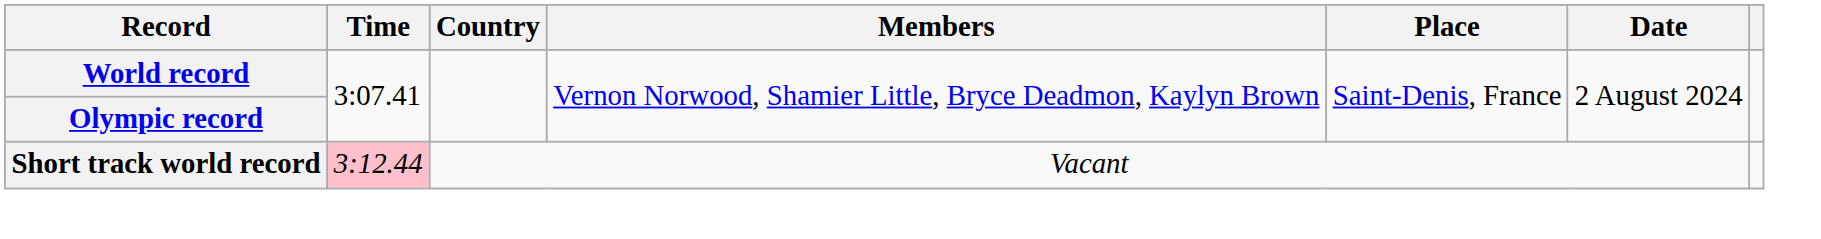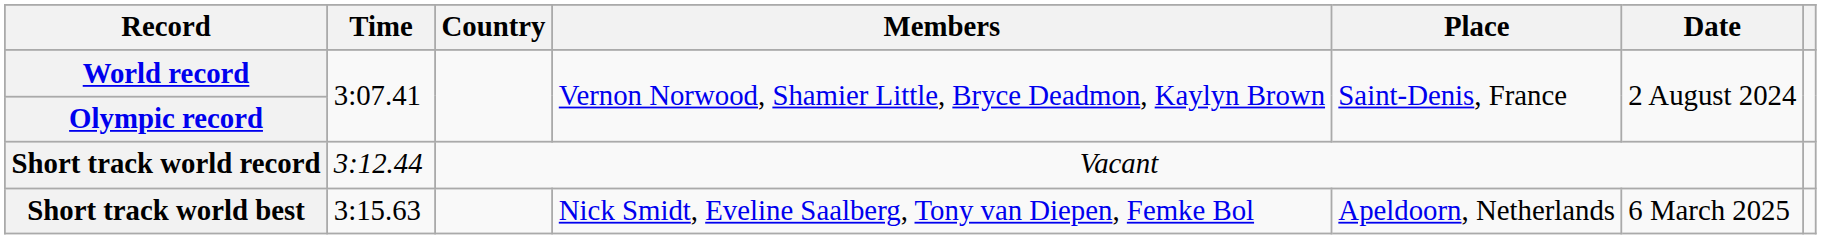(378, 164) pink background -> (378, 164) no background
+ row: (166, 210)
